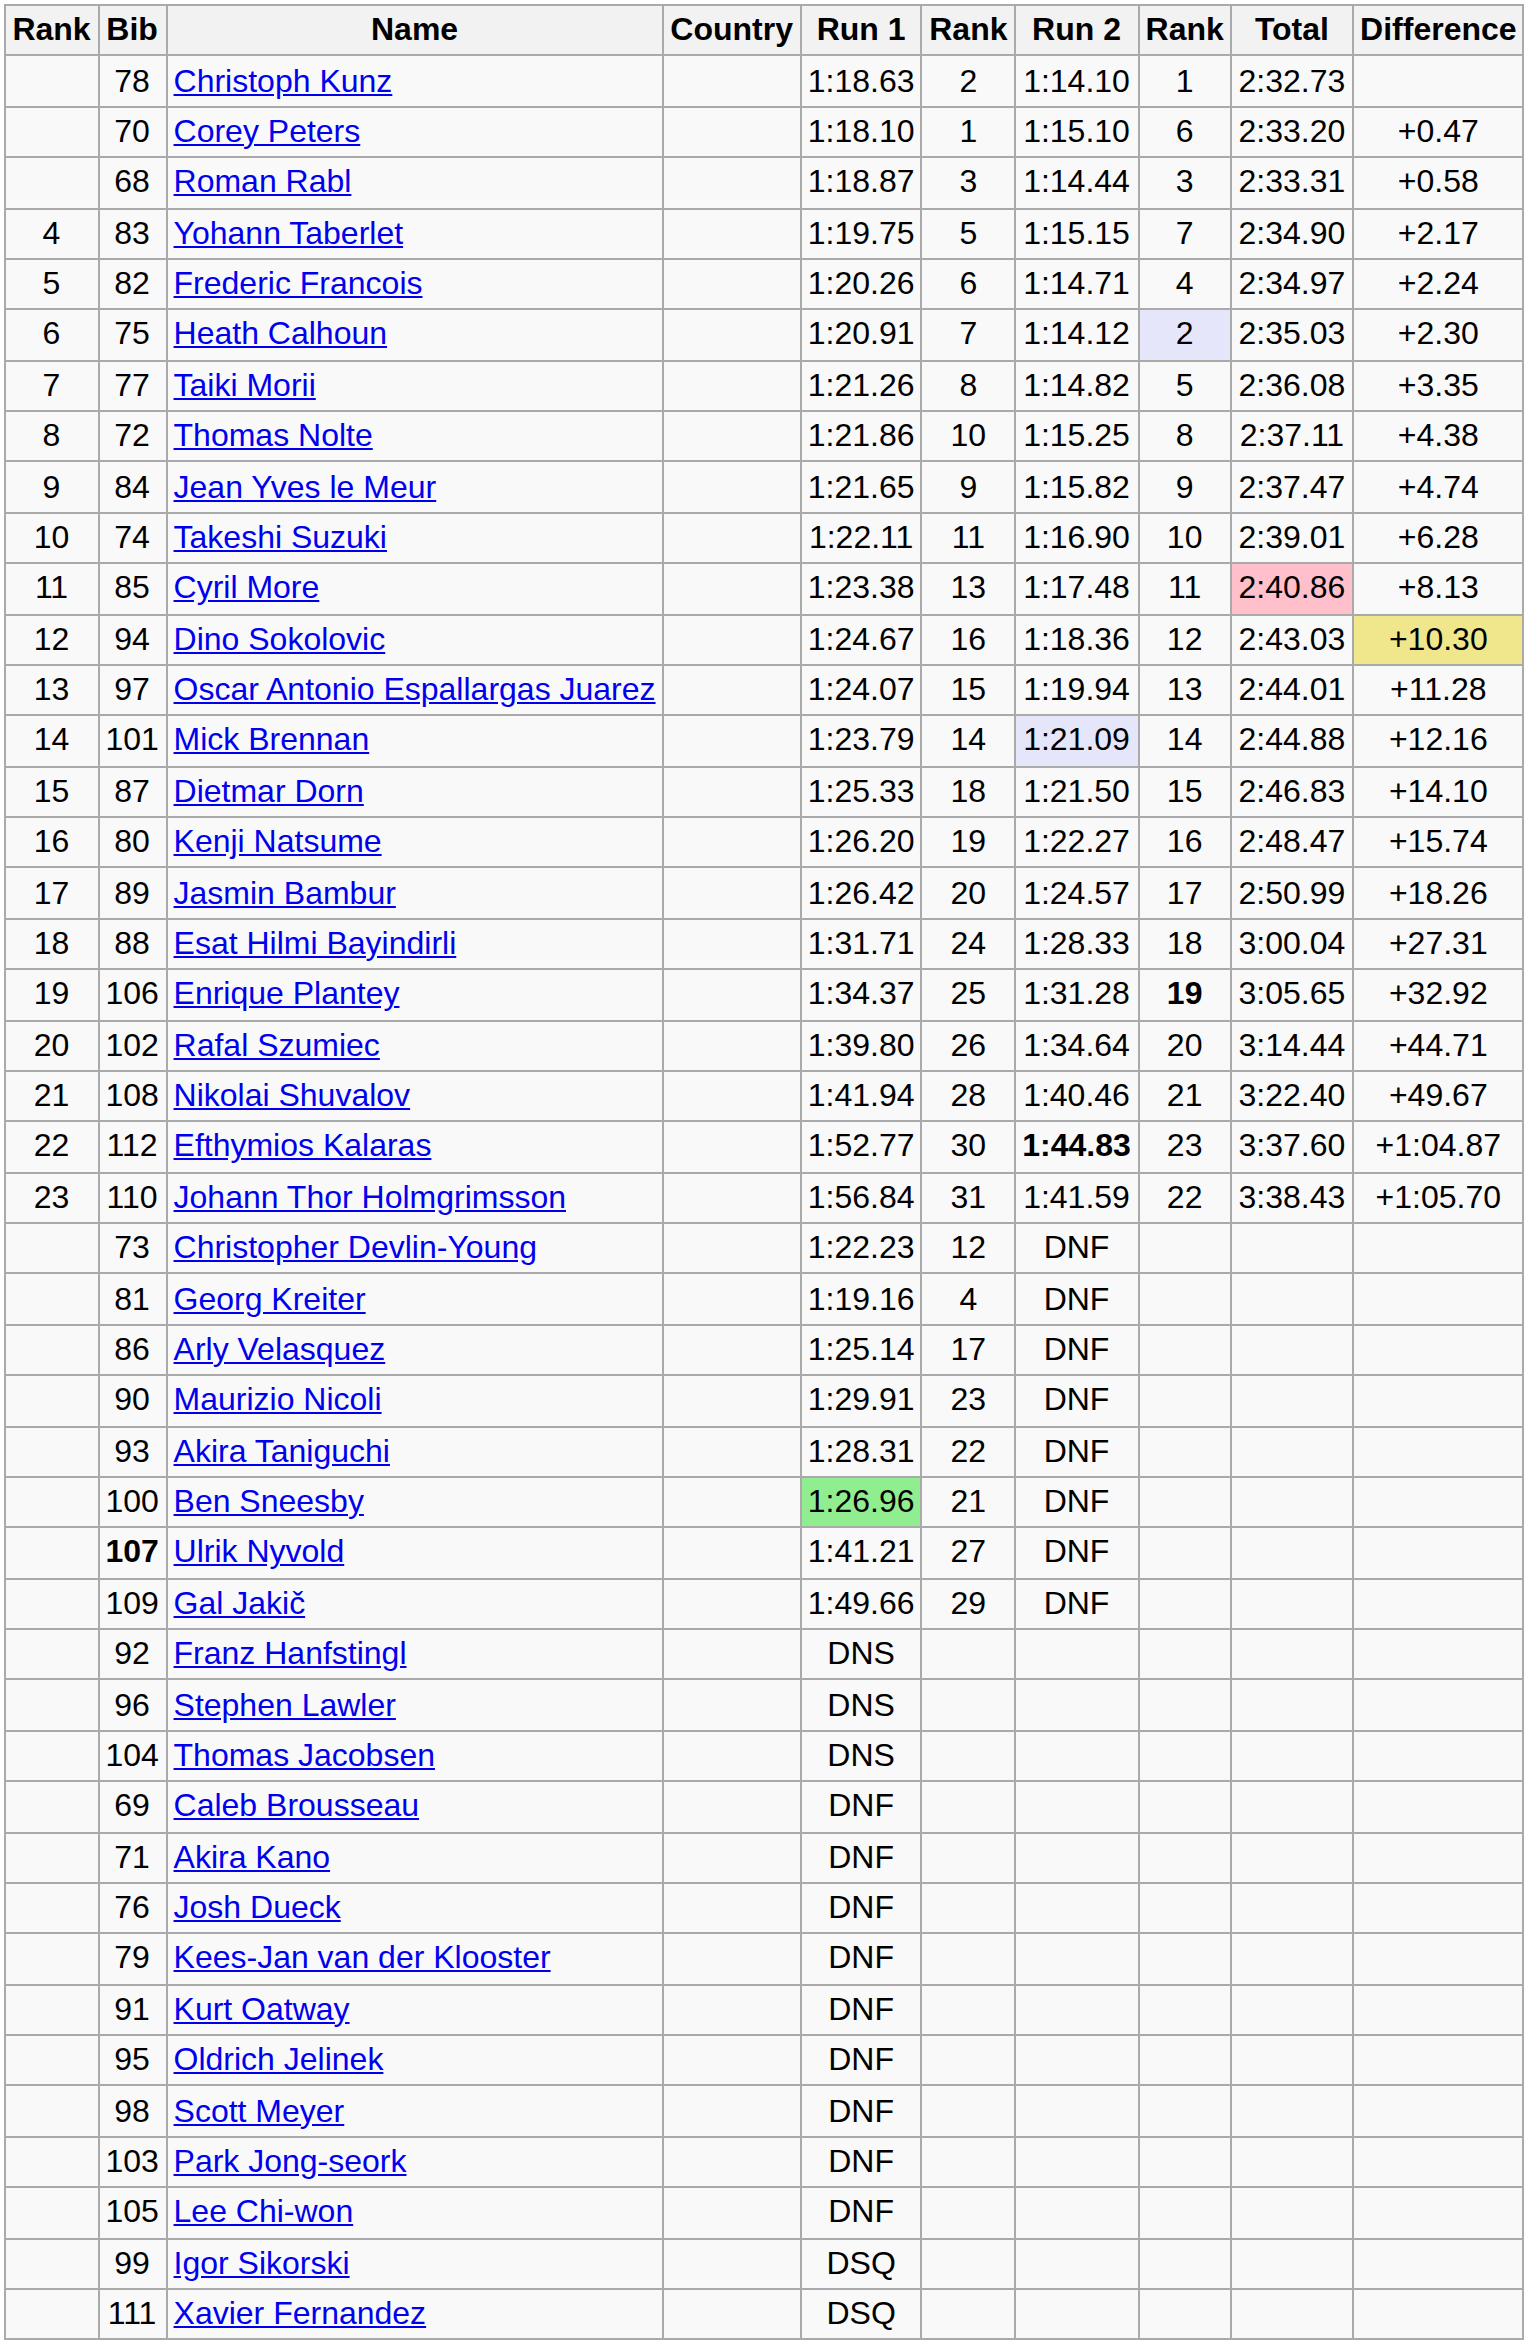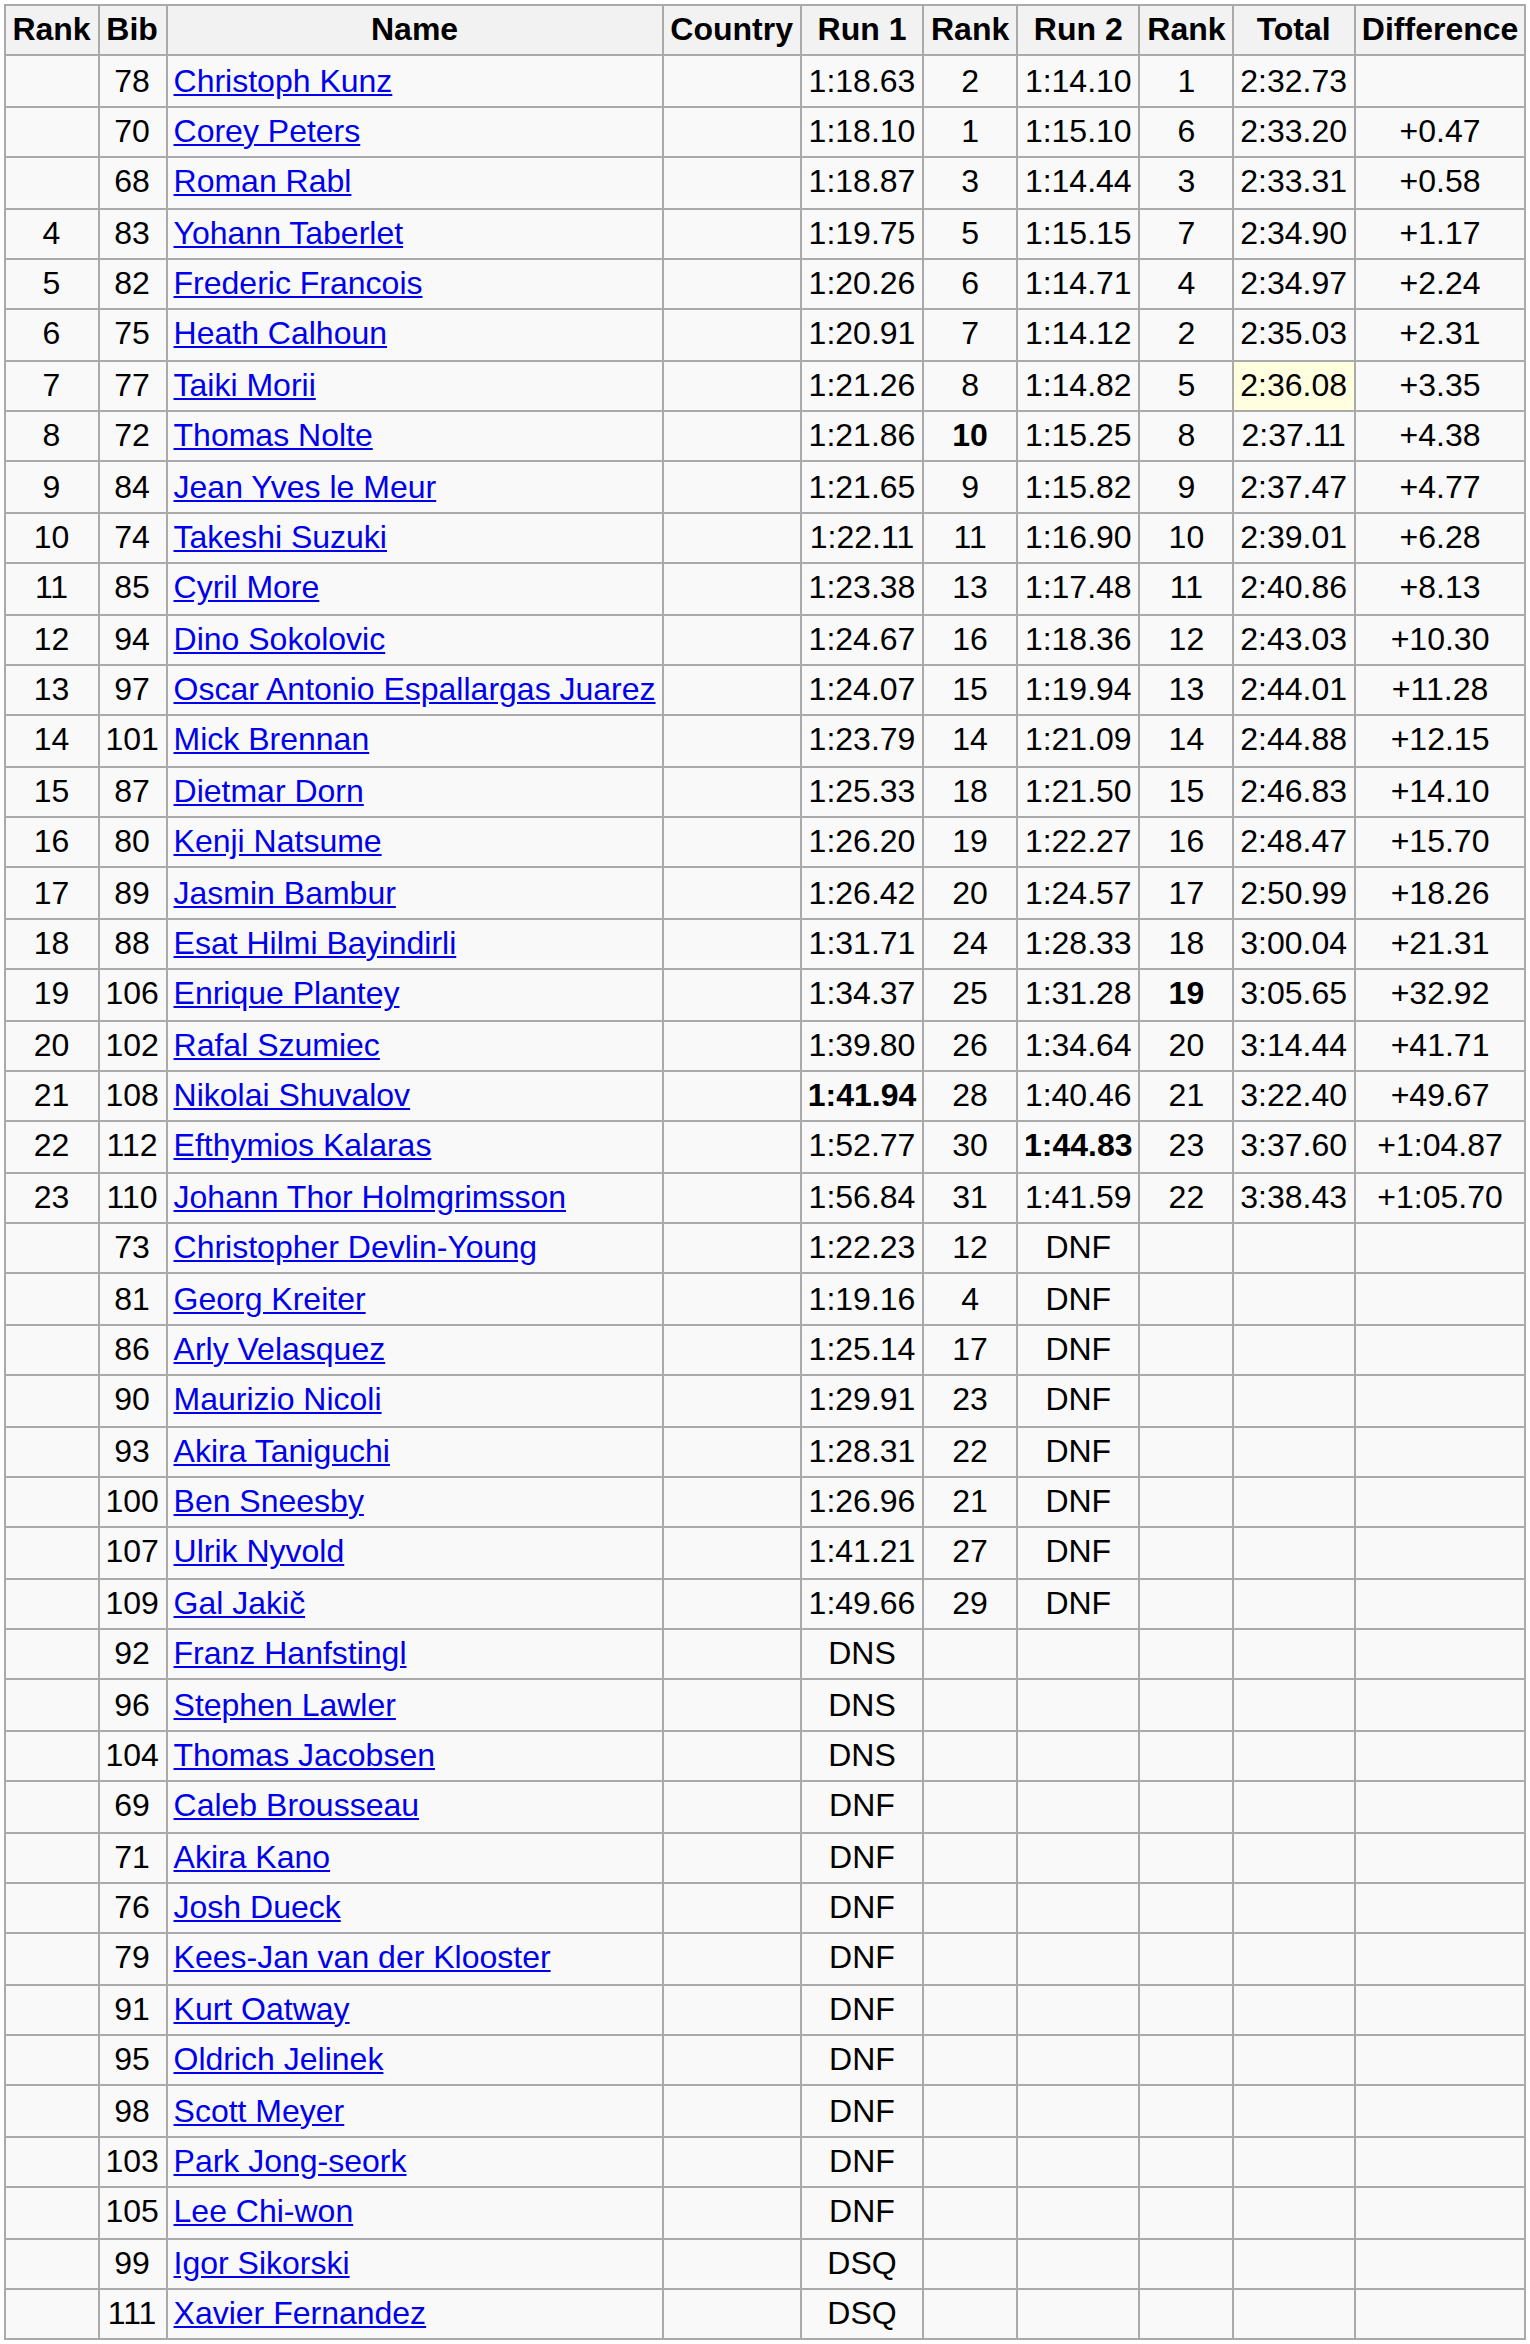(1438, 232) +2.17 -> (1440, 232) +1.17
(1185, 334) lavender background -> (1186, 334) no background
(1438, 334) +2.30 -> (1440, 334) +2.31
(1292, 385) no background -> (1294, 385) lightyellow background
(968, 435) normal -> (970, 435) bold
(1438, 486) +4.74 -> (1440, 486) +4.77
(1292, 588) pink background -> (1294, 588) no background
(1438, 638) khaki background -> (1440, 638) no background
(1077, 740) lavender background -> (1078, 740) no background
(1438, 740) +12.16 -> (1440, 740) +12.15
(1438, 841) +15.74 -> (1440, 841) +15.70
(1438, 943) +27.31 -> (1440, 943) +21.31
(1438, 1044) +44.71 -> (1440, 1044) +41.71
(861, 1095) normal -> (862, 1095) bold
(861, 1501) lightgreen background -> (862, 1501) no background
(132, 1552) bold -> (132, 1552) normal
